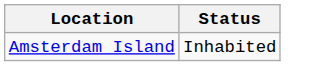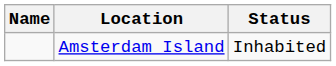+ column: (30, 19)
